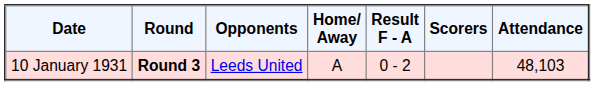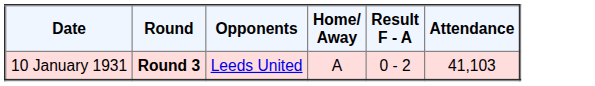- column: (459, 29)
(541, 65) 48,103 -> (472, 65) 41,103
